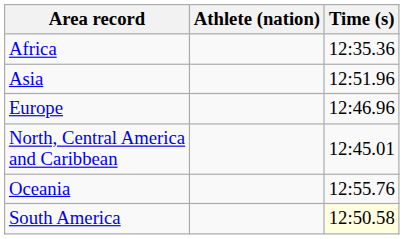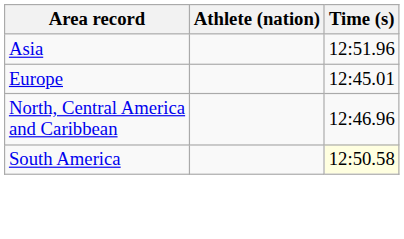- row: (33, 49)
(362, 108) 12:46.96 -> (362, 78) 12:45.01
(362, 148) 12:45.01 -> (362, 118) 12:46.96
- row: (40, 188)
